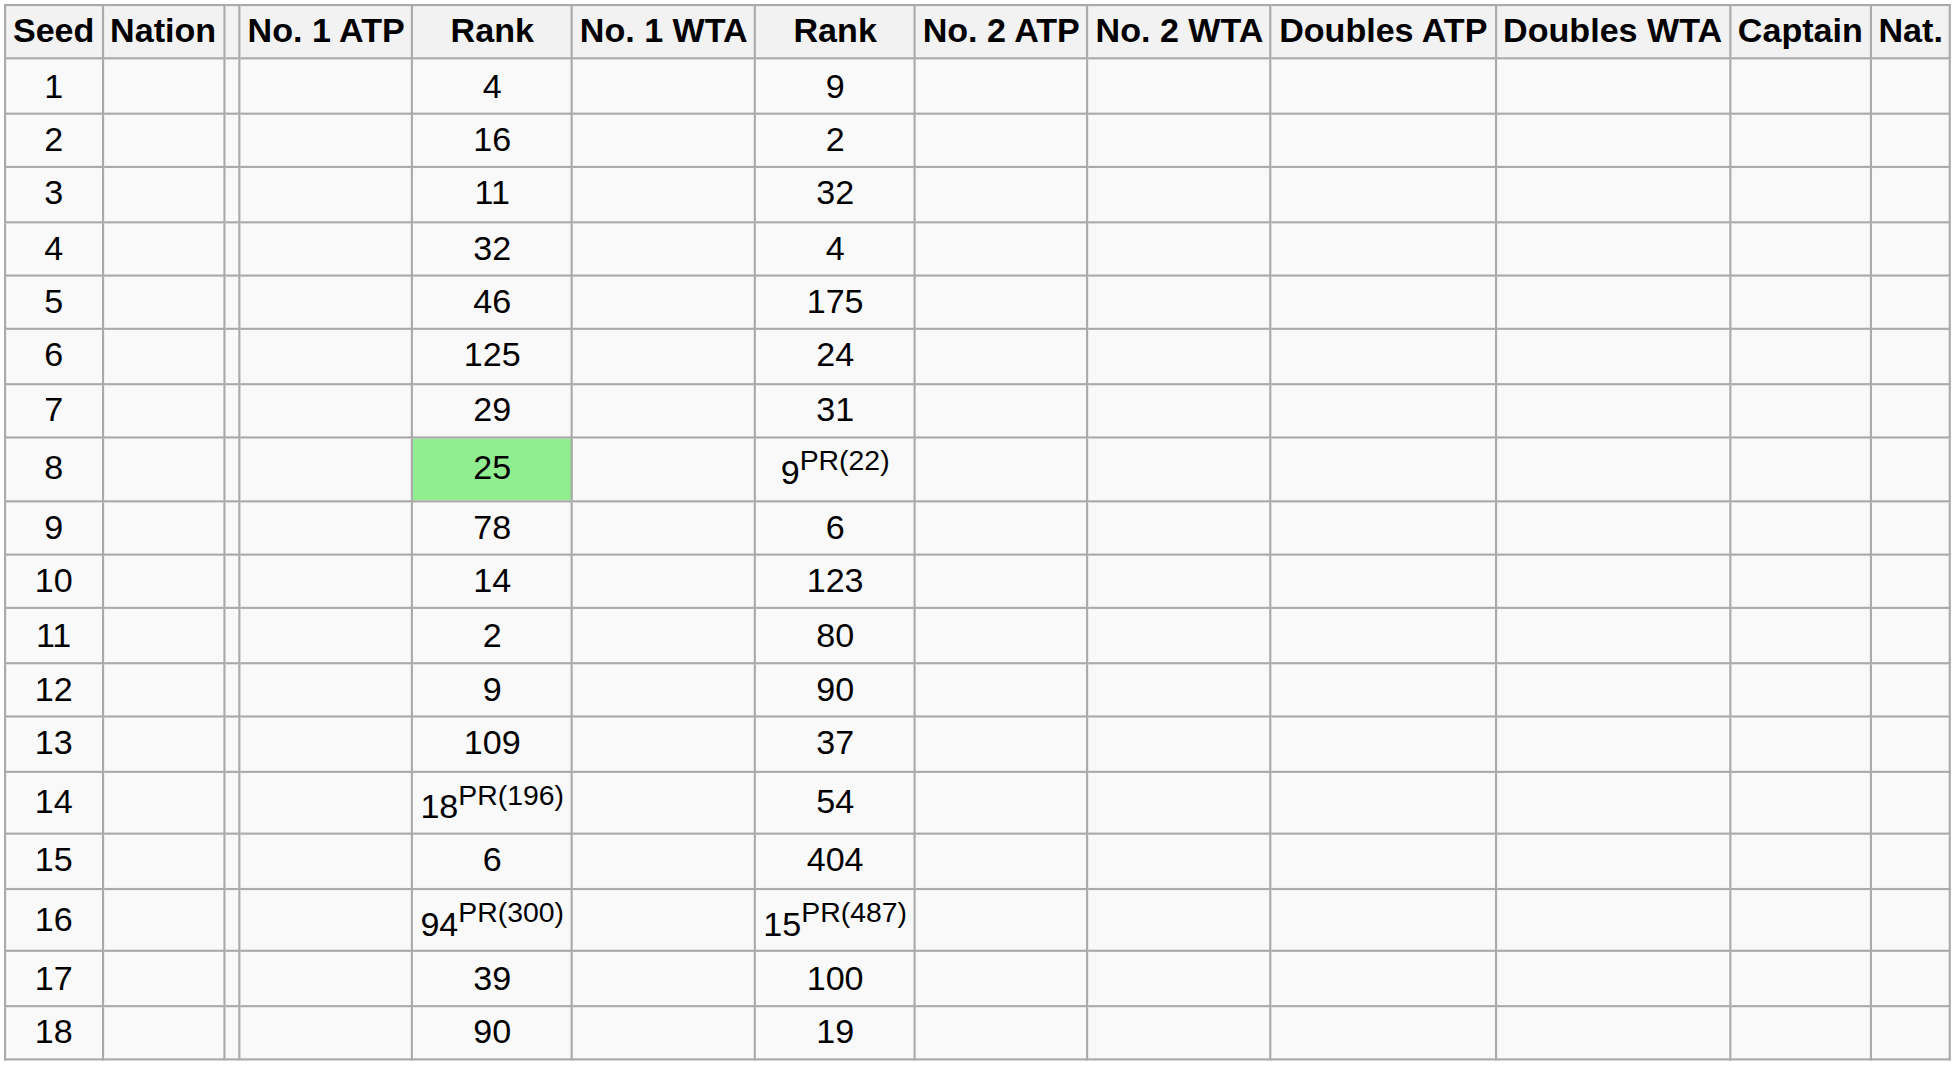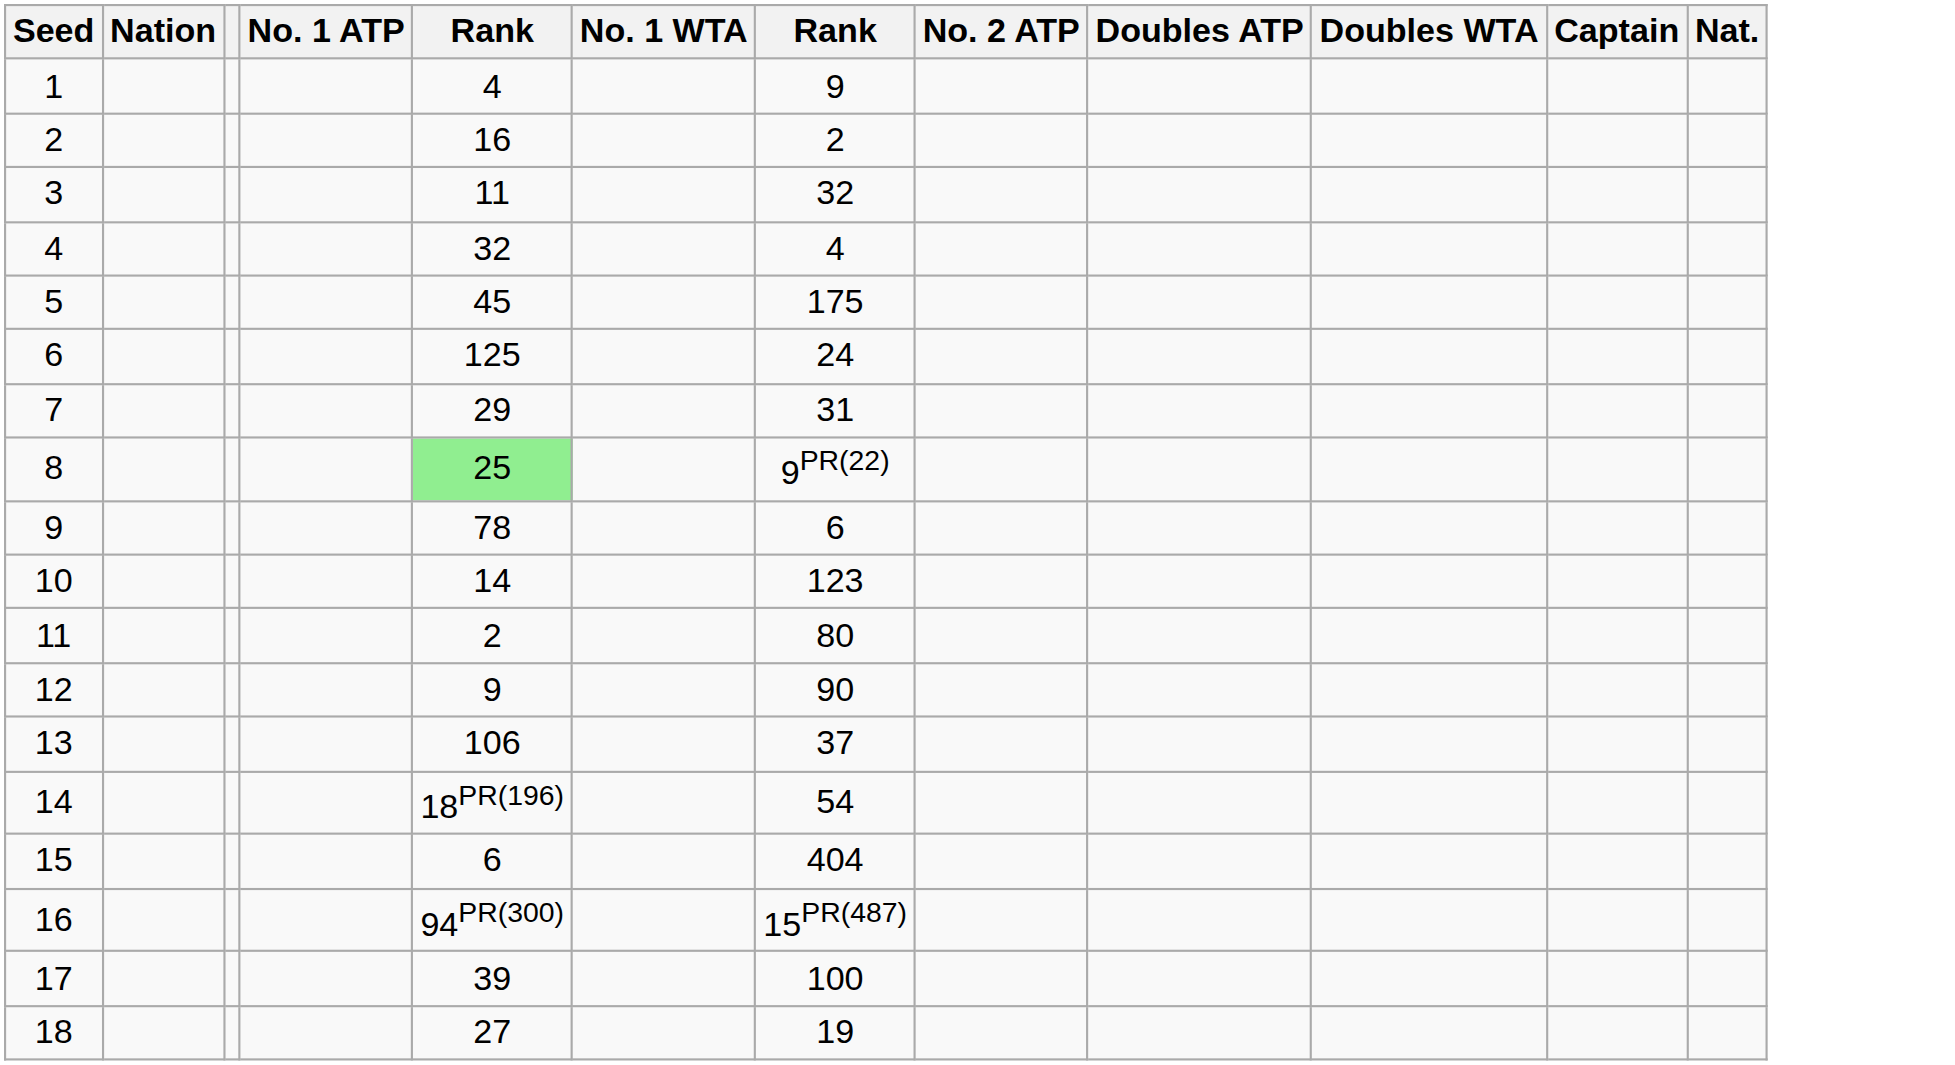- column: (1179, 31)
(492, 301) 46 -> (492, 301) 45
(492, 743) 109 -> (492, 743) 106
(492, 1032) 90 -> (492, 1032) 27
